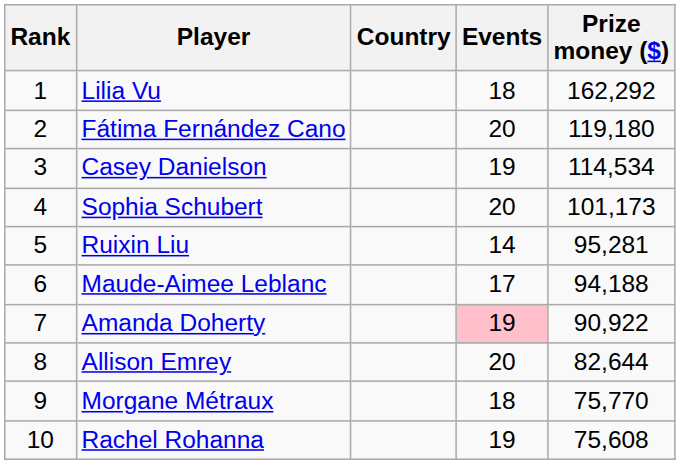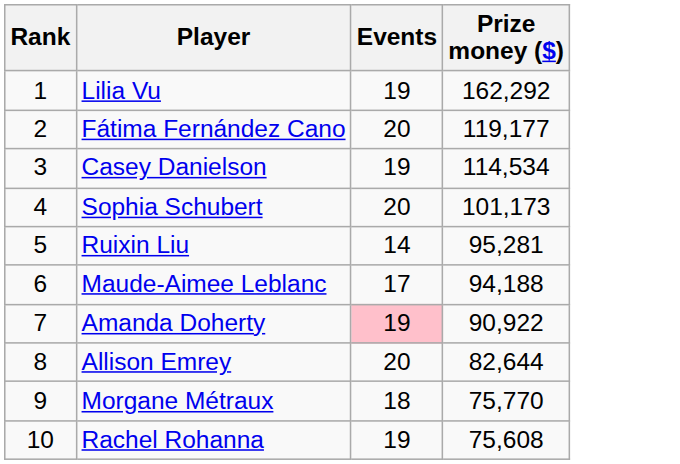- column: (404, 37)
(502, 90) 18 -> (397, 90) 19
(611, 129) 119,180 -> (506, 129) 119,177
